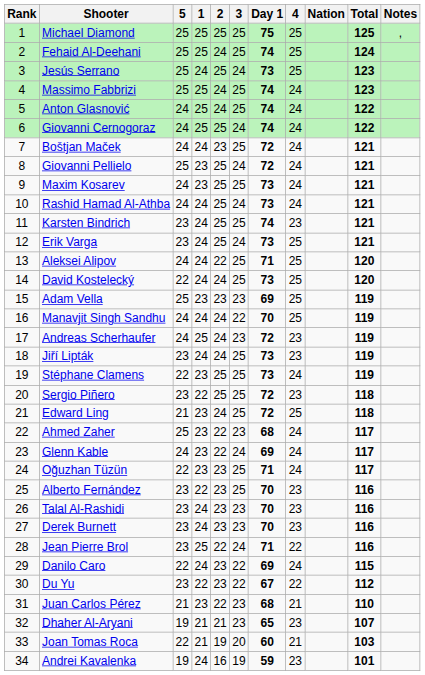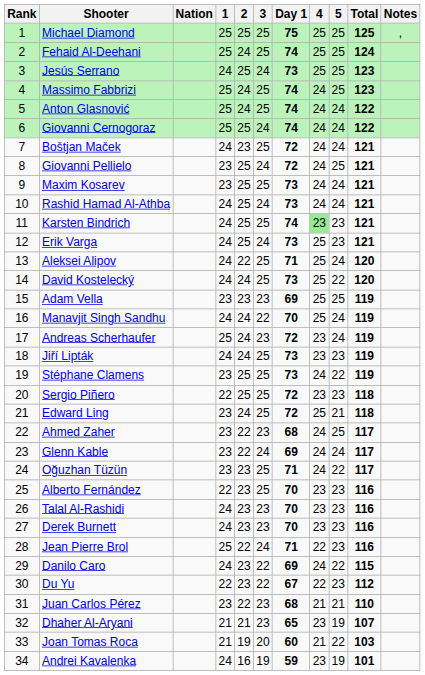columns swapped: (326, 14) <-> (182, 14)
(295, 223) no background -> (319, 223) lightgreen background
